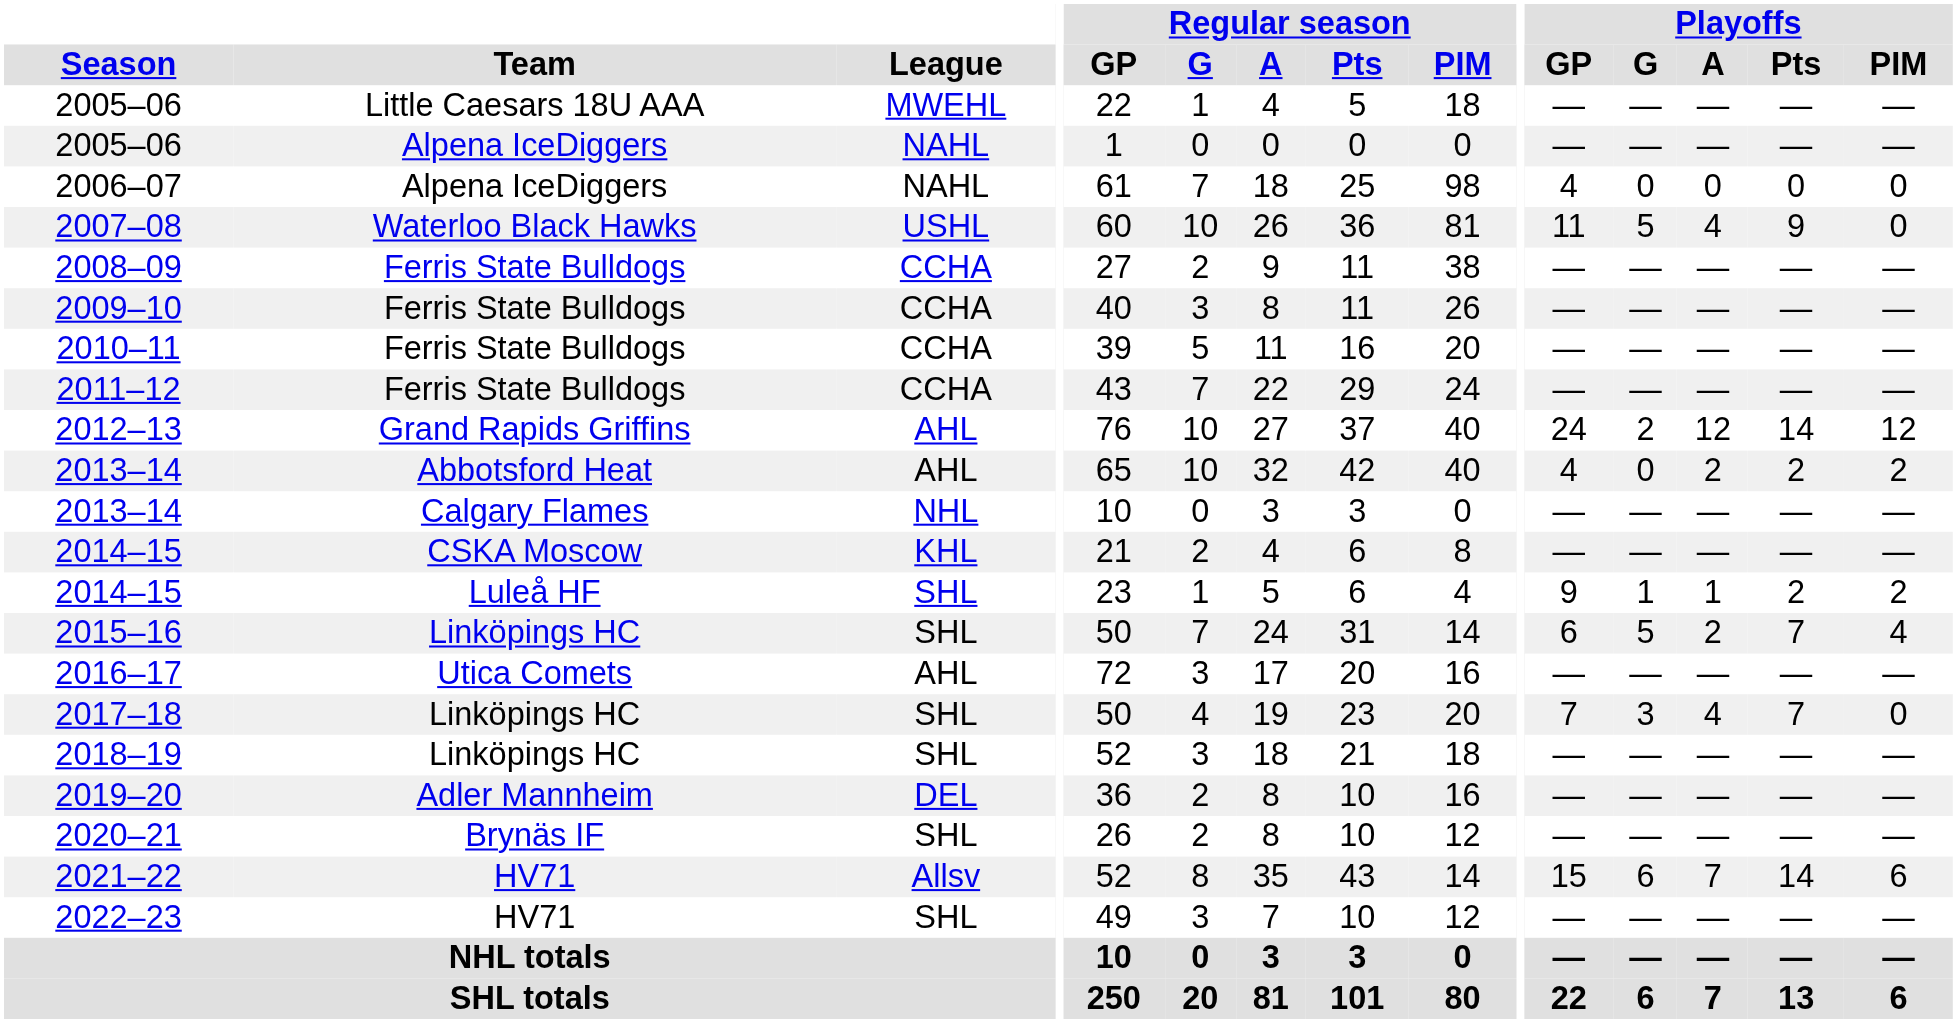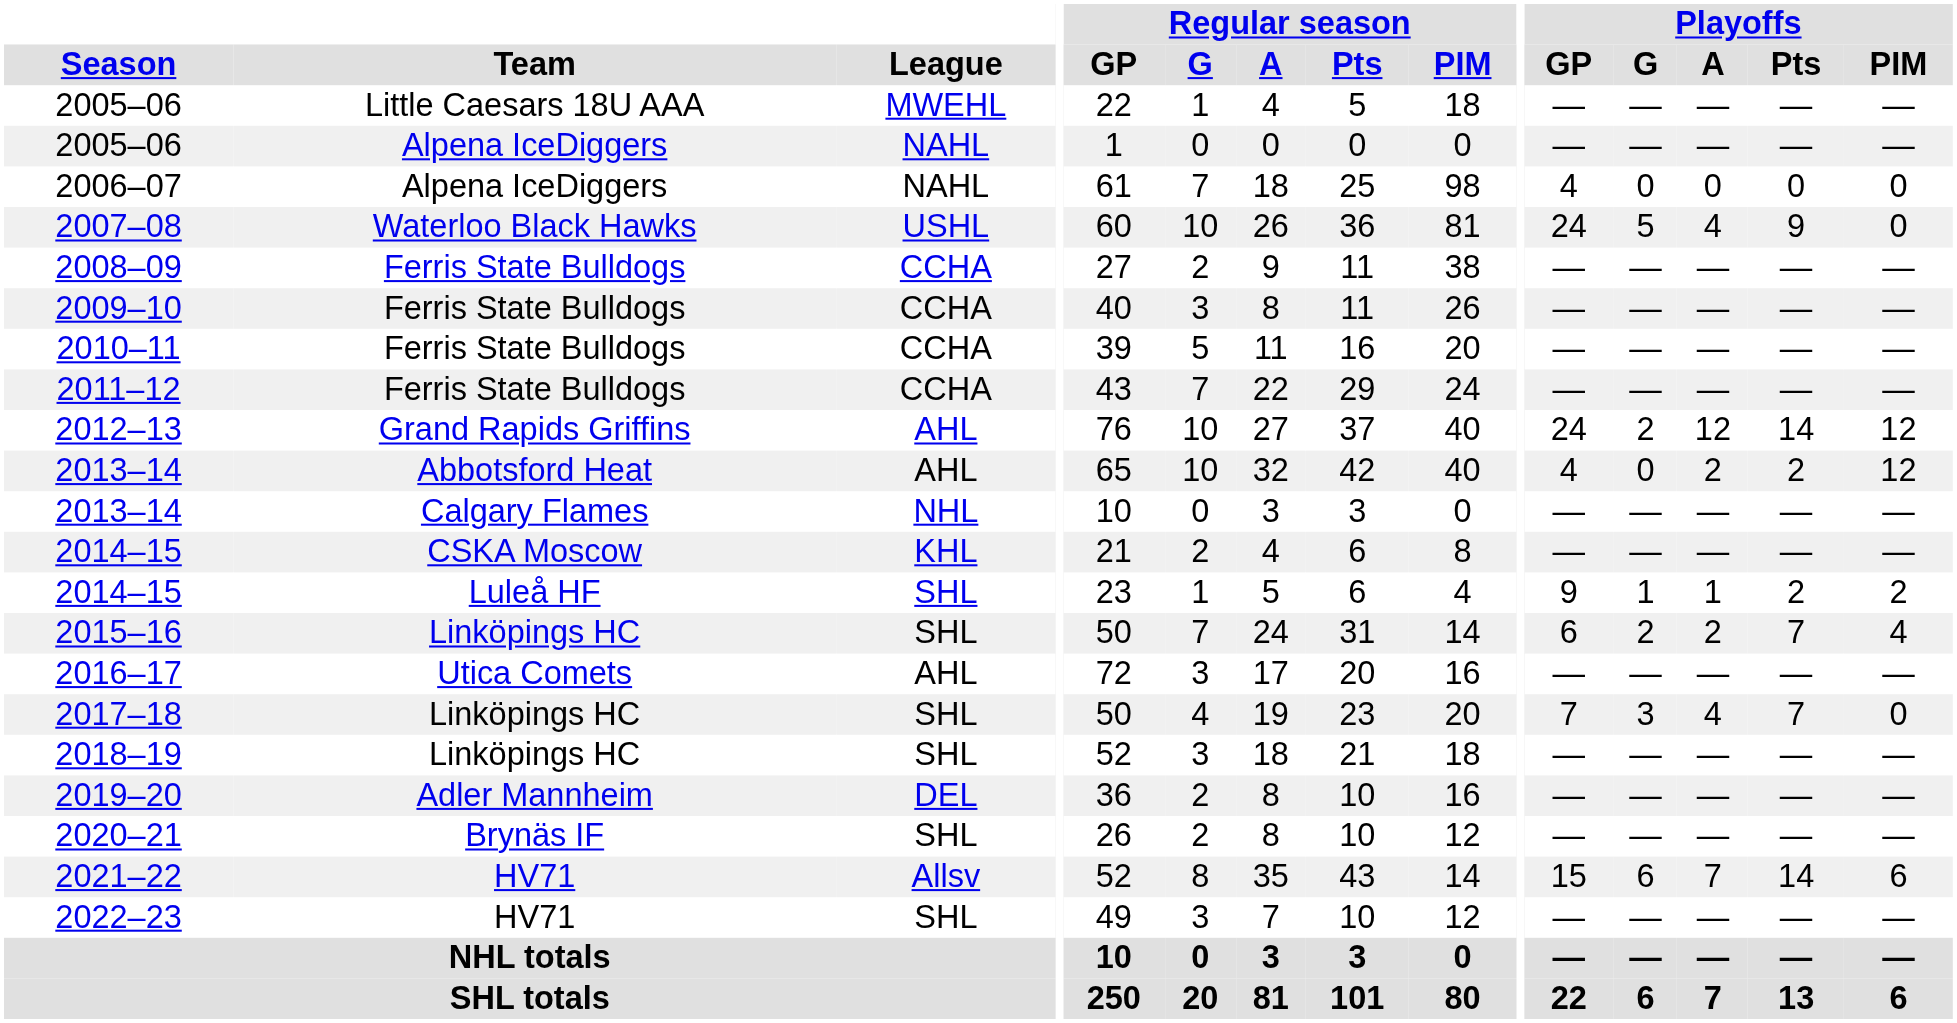(1569, 226) 11 -> (1569, 226) 24
(1898, 470) 2 -> (1898, 470) 12
(1646, 632) 5 -> (1646, 632) 2
